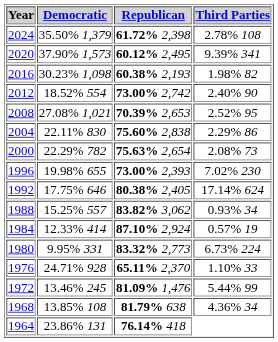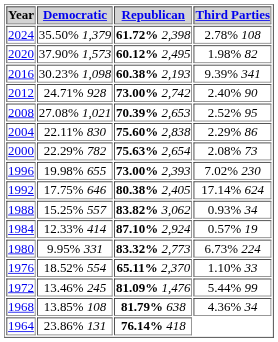(233, 54) 9.39% 341 -> (233, 54) 1.98% 82
(233, 73) 1.98% 82 -> (233, 73) 9.39% 341
(75, 93) 18.52% 554 -> (75, 93) 24.71% 928
(75, 268) 24.71% 928 -> (75, 268) 18.52% 554
